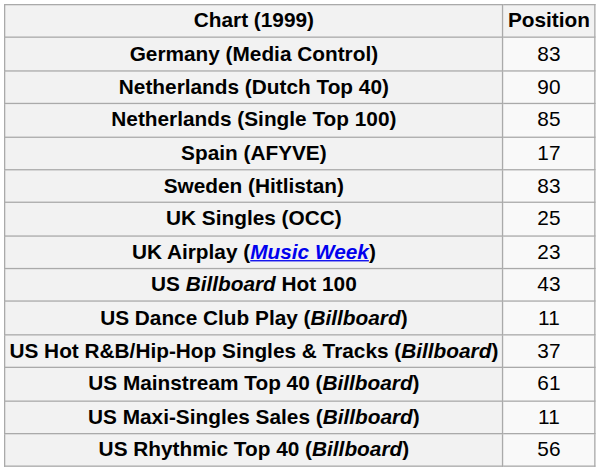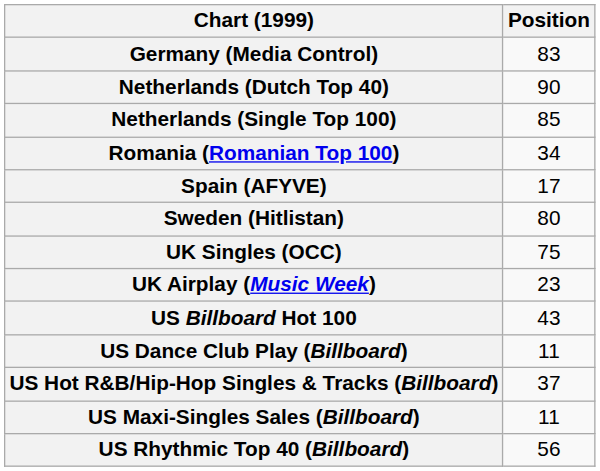+ row: (254, 152)
(549, 185) 83 -> (549, 218) 80
(549, 218) 25 -> (549, 251) 75
- row: (254, 383)
